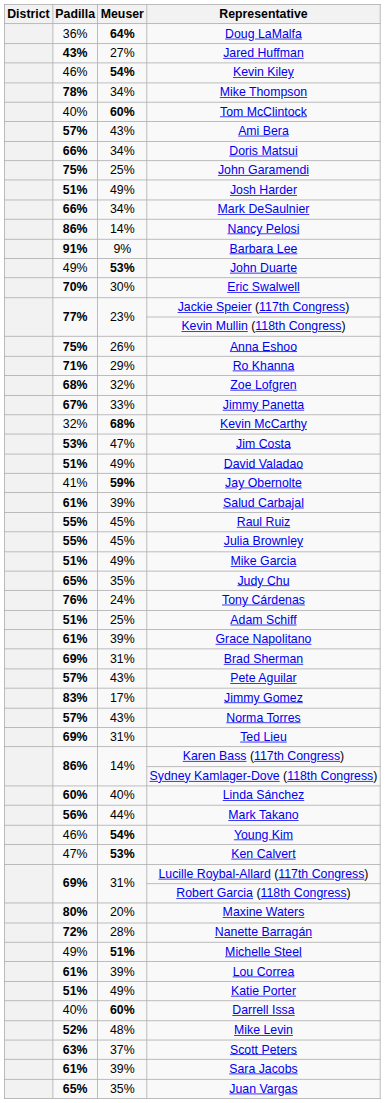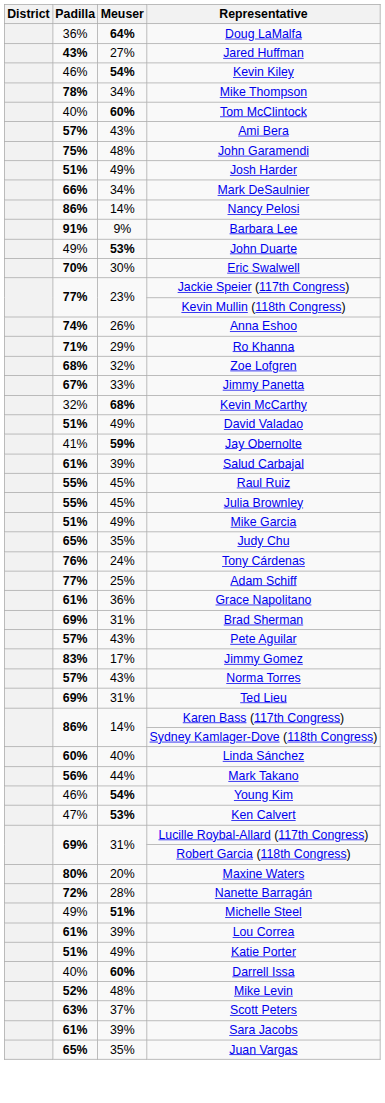- row: (263, 151)
(122, 170) 25% -> (122, 151) 48%
(75, 346) 75% -> (75, 326) 74%
- row: (263, 444)
(75, 619) 51% -> (75, 580) 77%
(122, 639) 39% -> (122, 600) 36%
